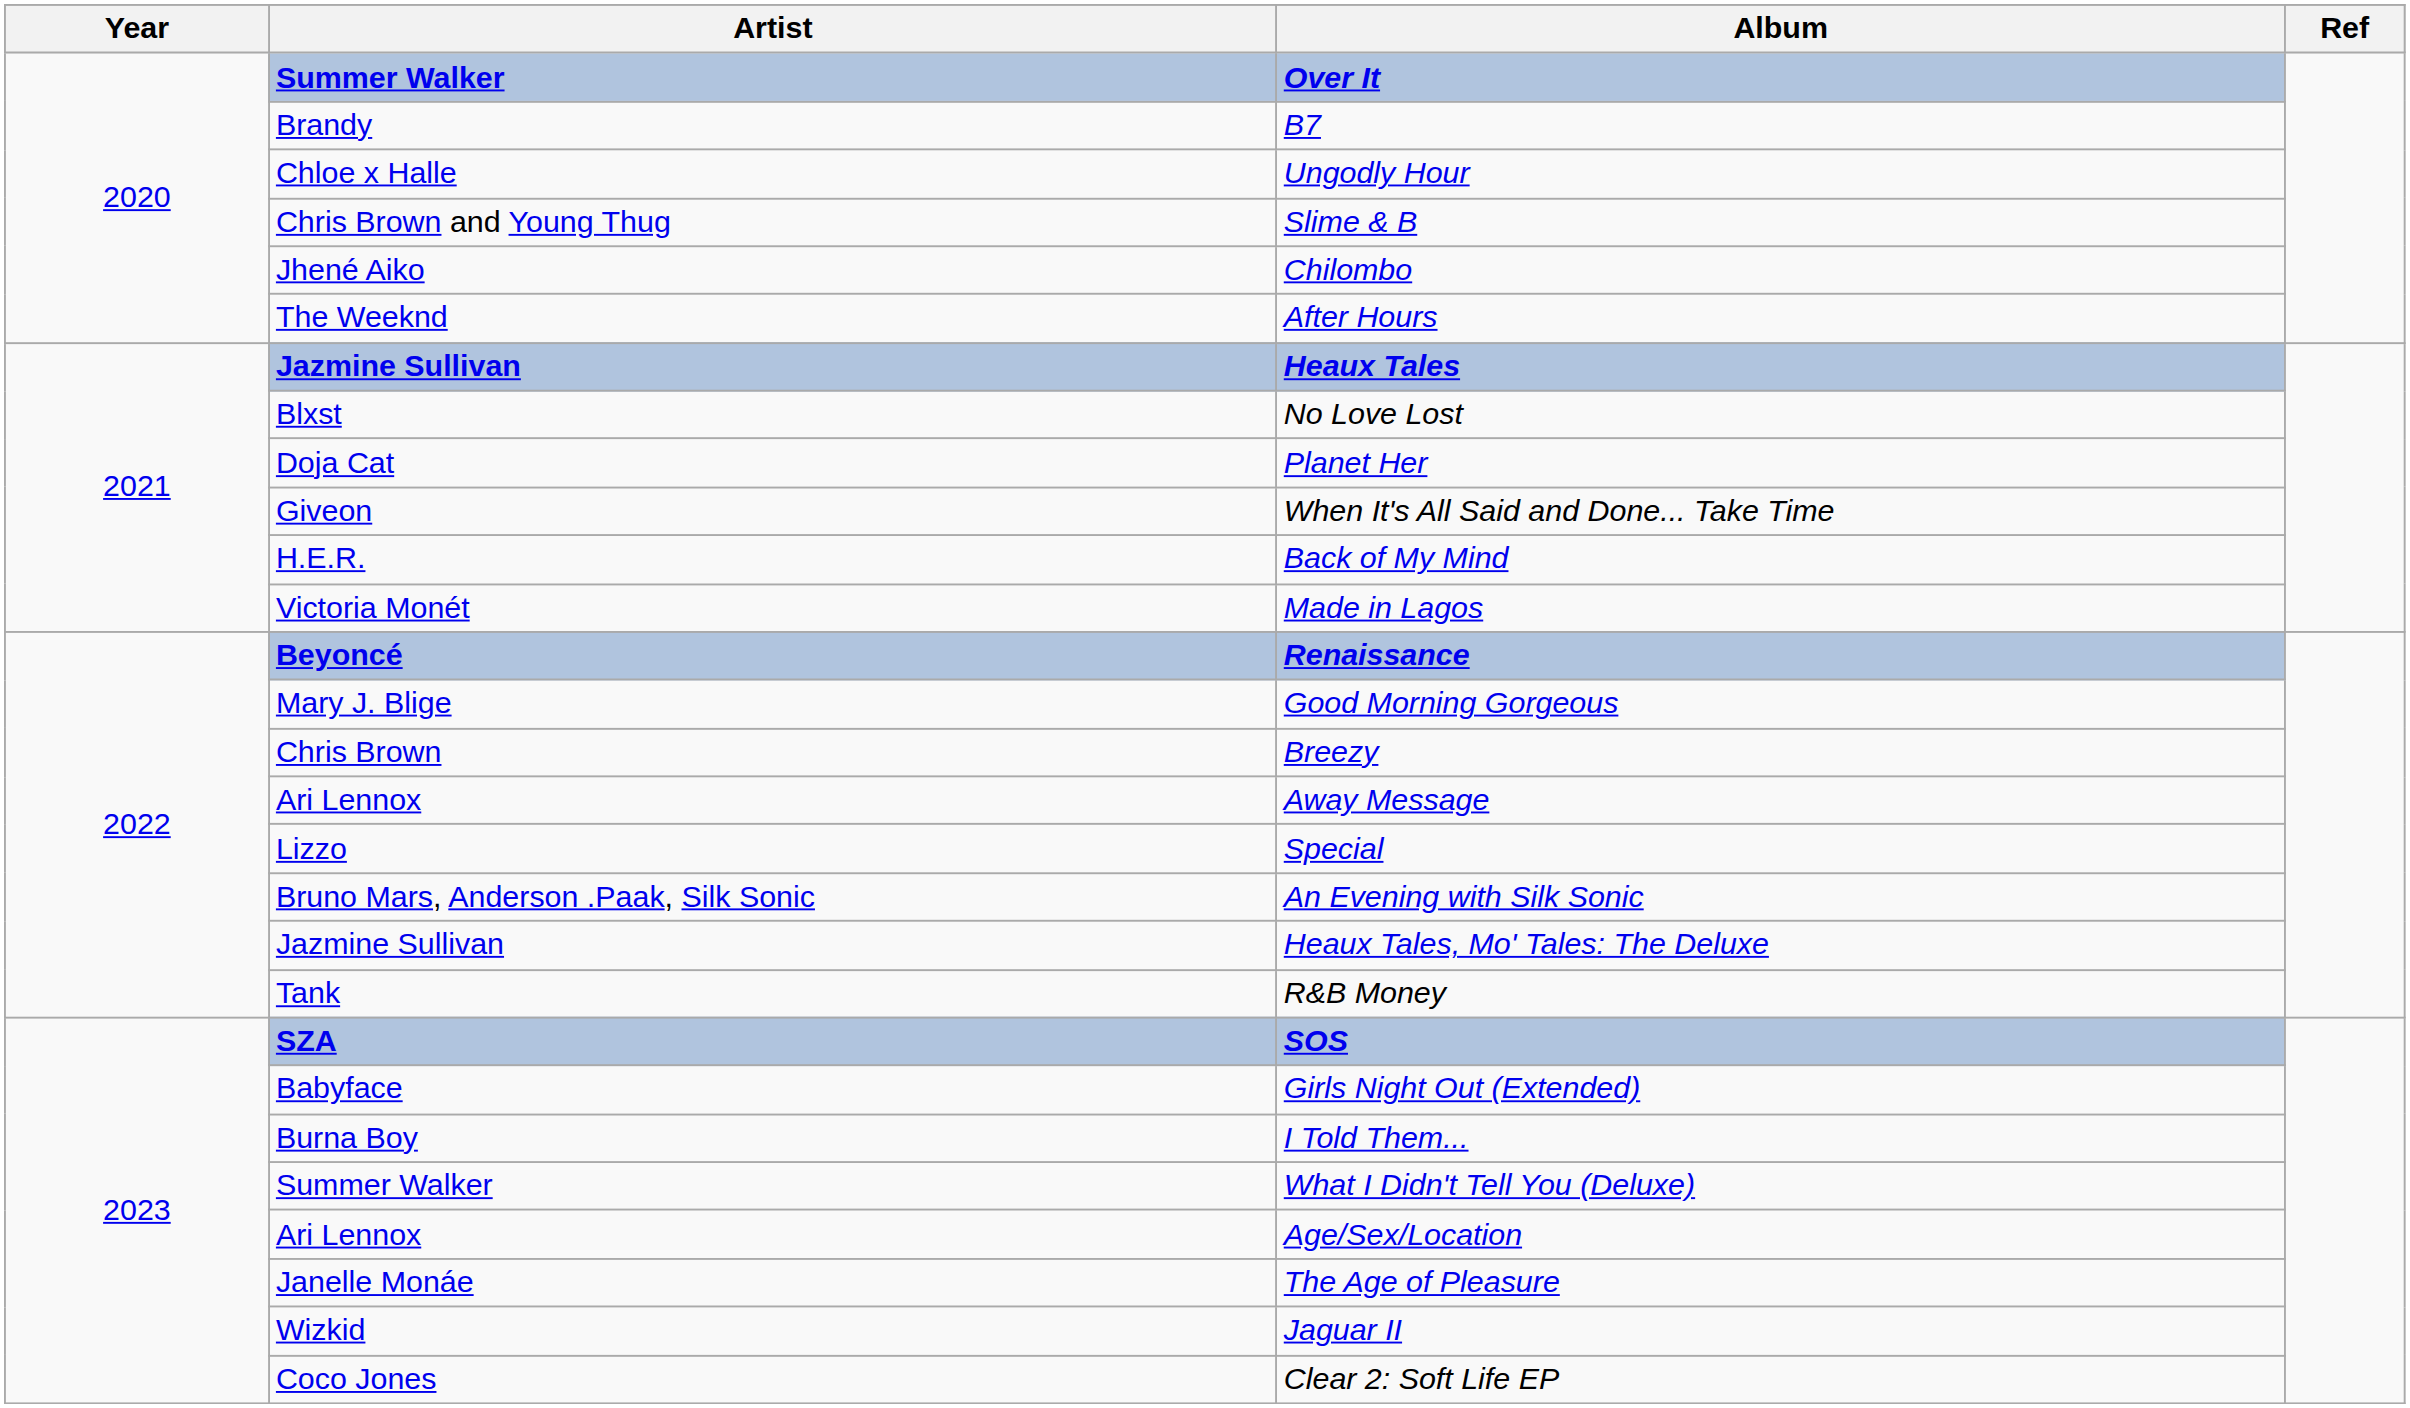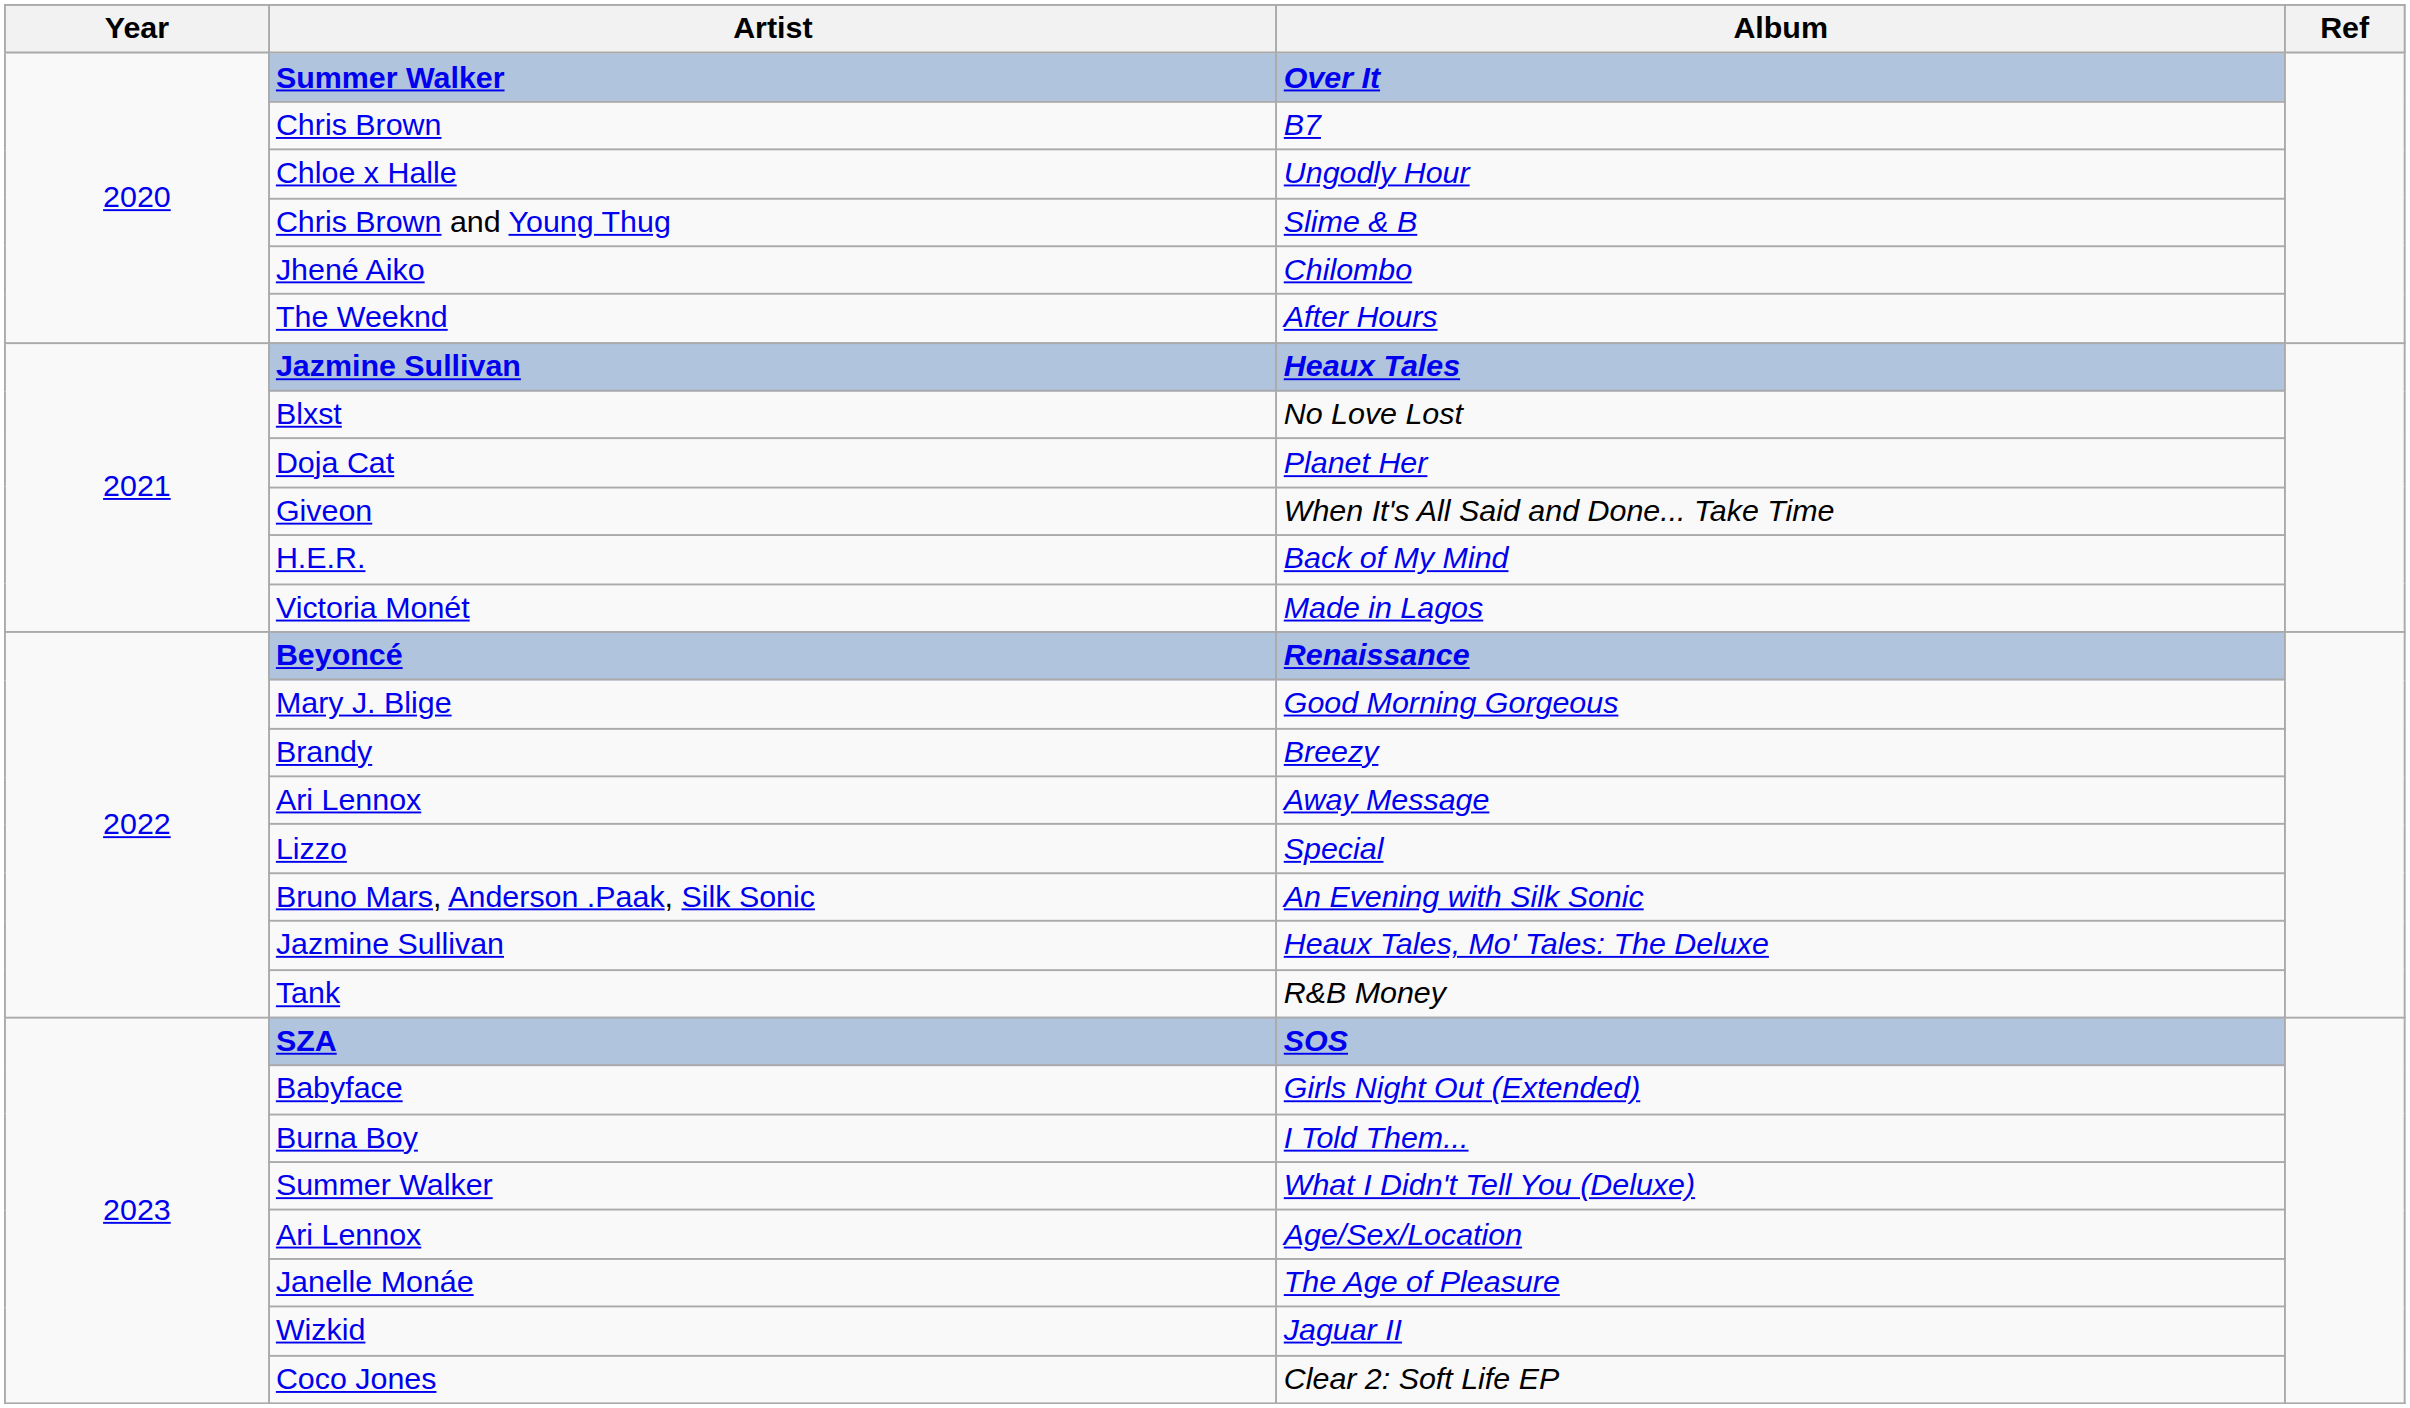(324, 125) Brandy -> (359, 125) Chris Brown
(359, 751) Chris Brown -> (324, 751) Brandy
